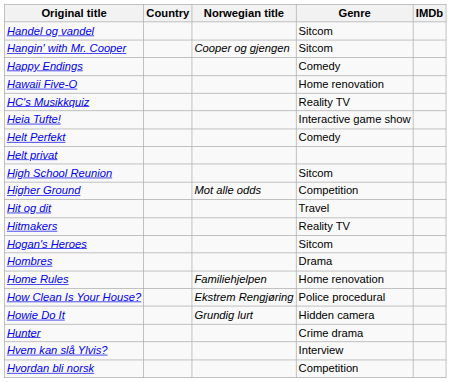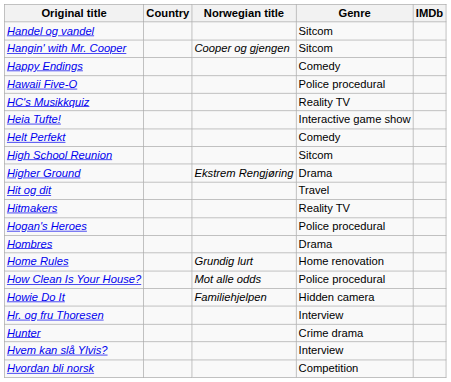(341, 84) Home renovation -> (342, 84) Police procedural
- row: (32, 155)
(228, 191) Mot alle odds -> (244, 173) Ekstrem Rengjøring
(328, 191) Competition -> (315, 173) Drama
(316, 244) Sitcom -> (342, 226) Police procedural
(231, 279) Familiehjelpen -> (224, 262) Grundig lurt
(244, 297) Ekstrem Rengjøring -> (228, 279) Mot alle odds
(224, 315) Grundig lurt -> (231, 297) Familiehjelpen
+ row: (55, 315)
